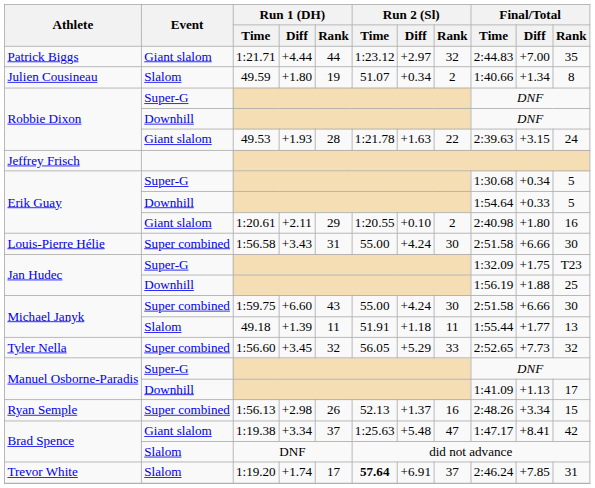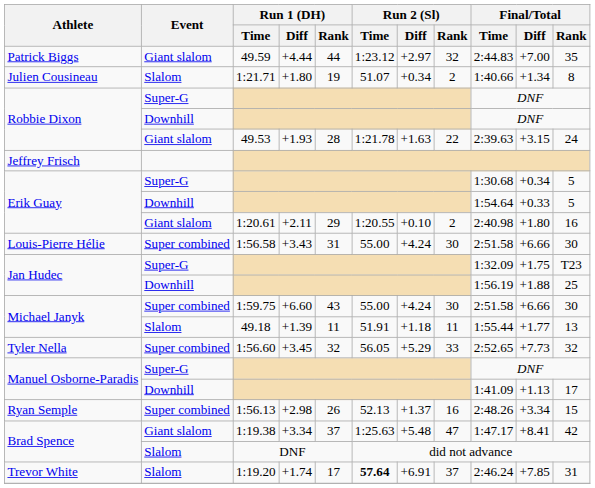(256, 56) 1:21.71 -> (256, 56) 49.59
(256, 77) 49.59 -> (256, 77) 1:21.71
